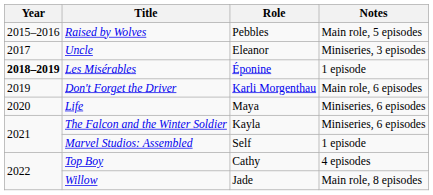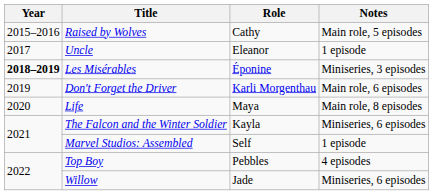(250, 32) Pebbles -> (246, 32) Cathy
(374, 50) Miniseries, 3 episodes -> (344, 50) 1 episode
(344, 69) 1 episode -> (374, 69) Miniseries, 3 episodes
(374, 106) Miniseries, 6 episodes -> (372, 106) Main role, 8 episodes
(246, 161) Cathy -> (250, 161) Pebbles
(372, 180) Main role, 8 episodes -> (374, 180) Miniseries, 6 episodes
